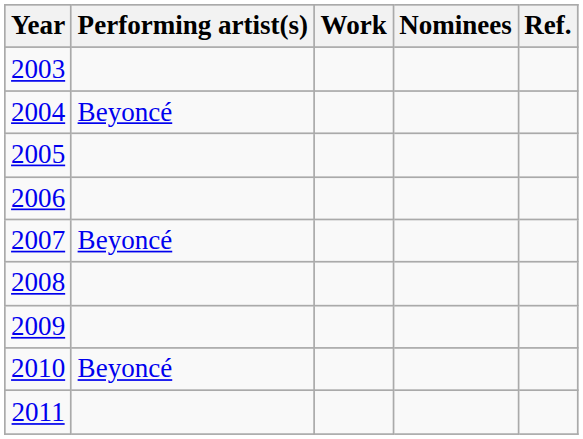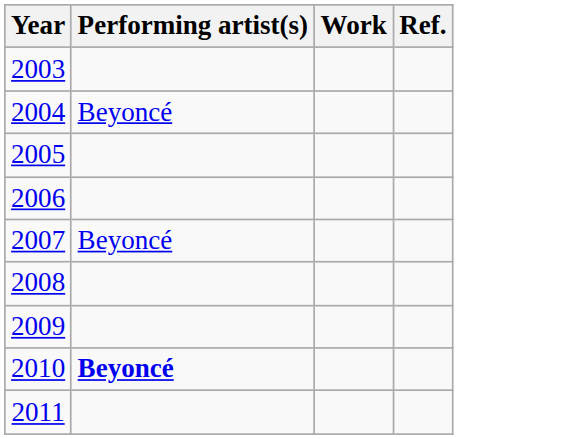- column: (455, 25)
(125, 369) normal -> (126, 369) bold
